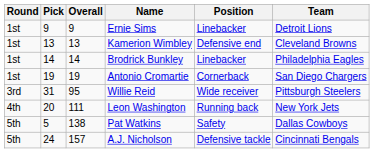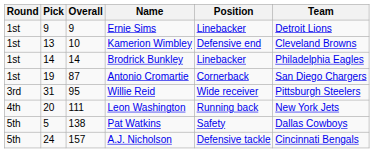(74, 44) 13 -> (74, 44) 10
(74, 76) 19 -> (74, 76) 87
